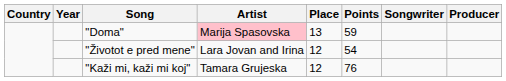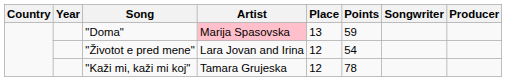(351, 68) 76 -> (351, 68) 78
